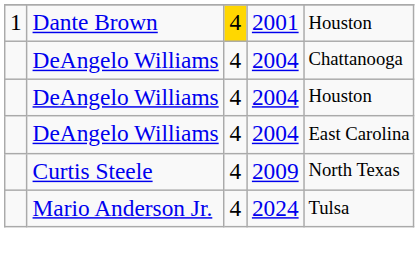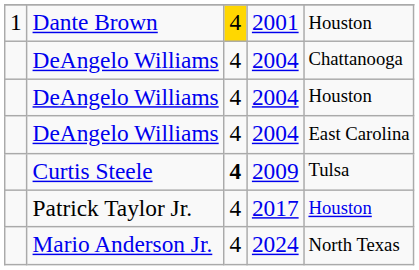(235, 171) normal -> (235, 171) bold
(354, 171) North Texas -> (329, 171) Tulsa
+ row: (112, 208)
(329, 208) Tulsa -> (354, 245) North Texas
